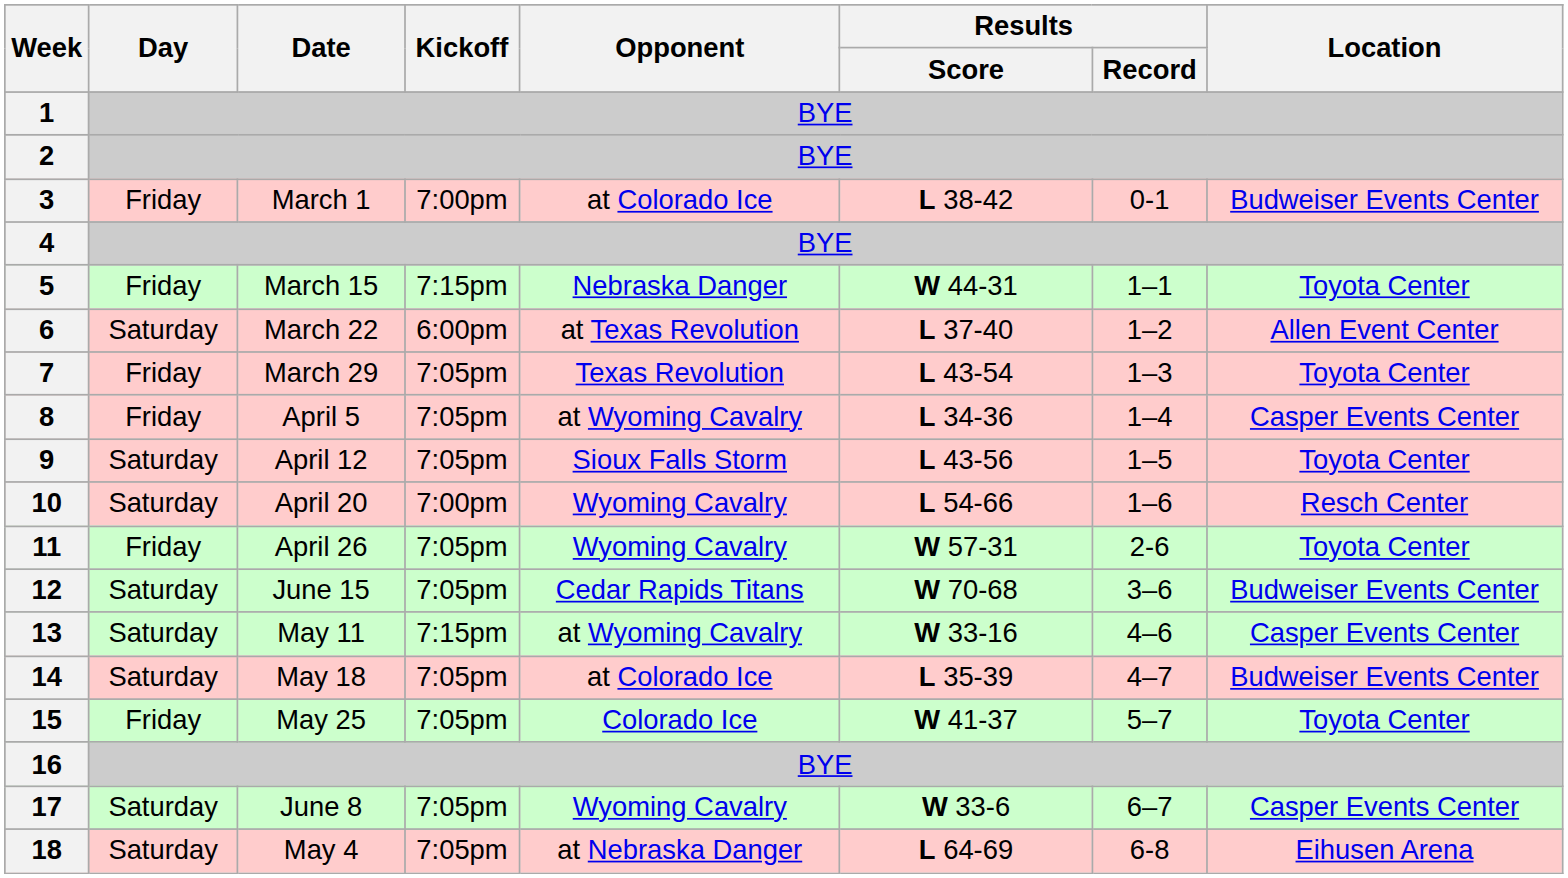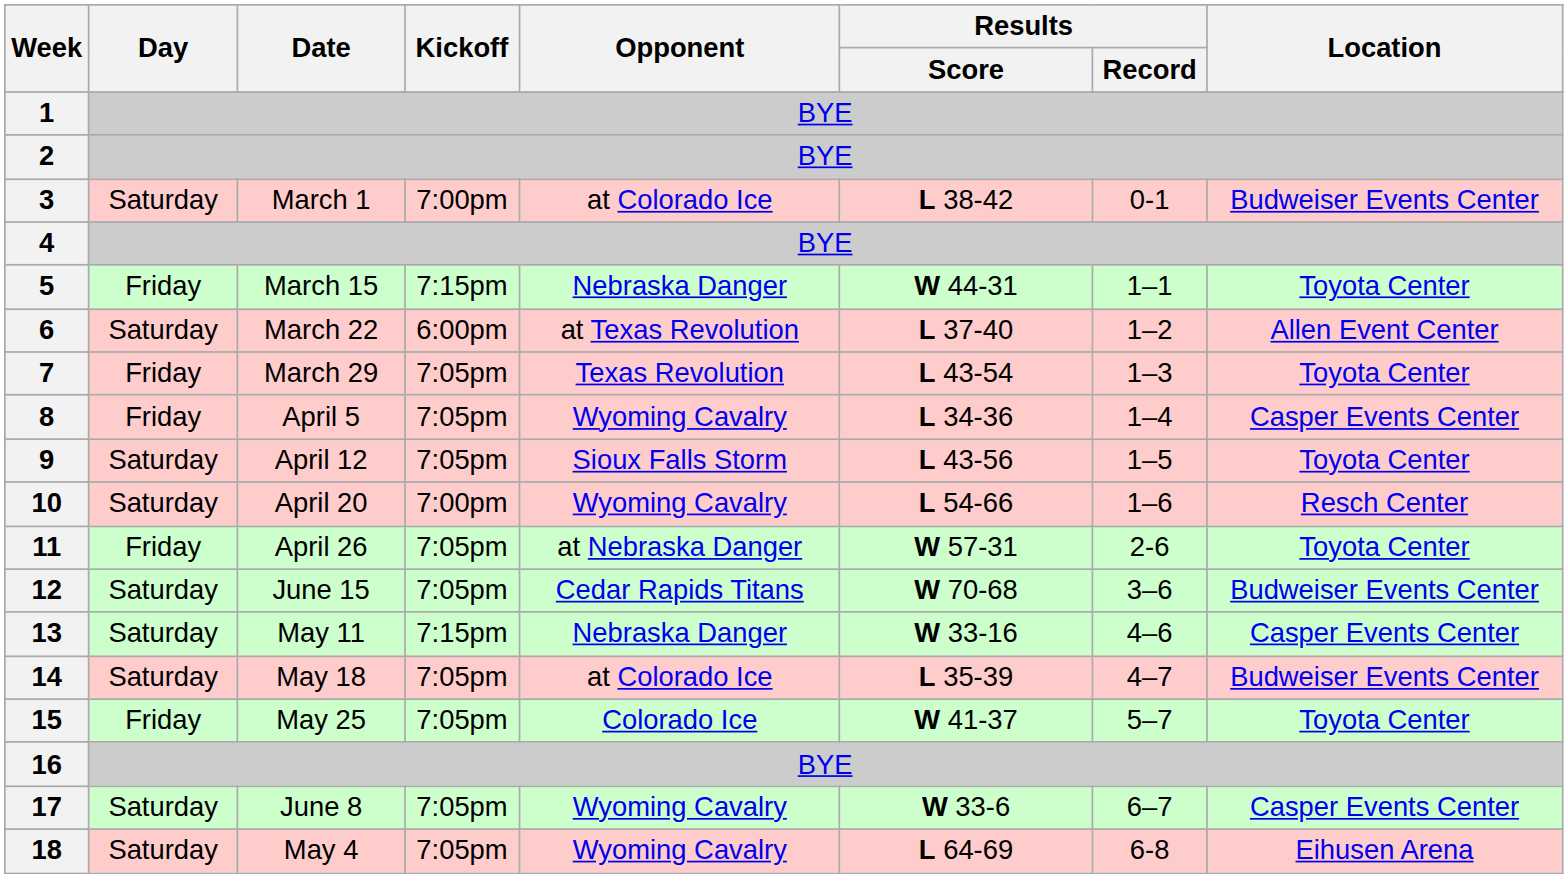(163, 199) Friday -> (163, 199) Saturday
(680, 416) at Wyoming Cavalry -> (680, 416) Wyoming Cavalry
(680, 546) Wyoming Cavalry -> (680, 546) at Nebraska Danger
(680, 633) at Wyoming Cavalry -> (680, 633) Nebraska Danger
(680, 850) at Nebraska Danger -> (680, 850) Wyoming Cavalry
